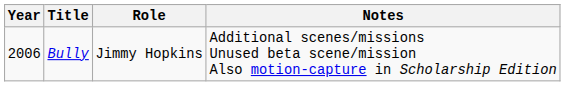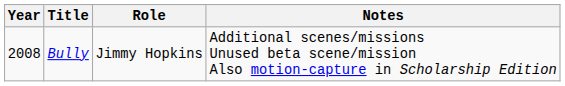(24, 54) 2006 -> (24, 54) 2008
